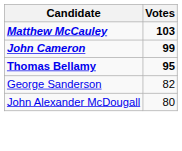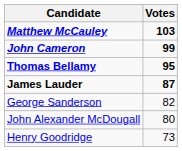+ row: (45, 84)
+ row: (50, 137)
